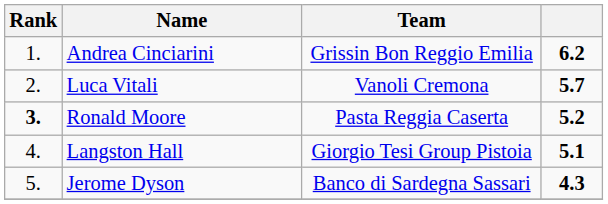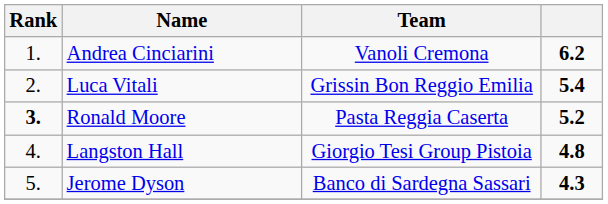(422, 53) Grissin Bon Reggio Emilia -> (422, 53) Vanoli Cremona
(422, 85) Vanoli Cremona -> (422, 85) Grissin Bon Reggio Emilia
(572, 85) 5.7 -> (572, 85) 5.4
(572, 150) 5.1 -> (572, 150) 4.8
